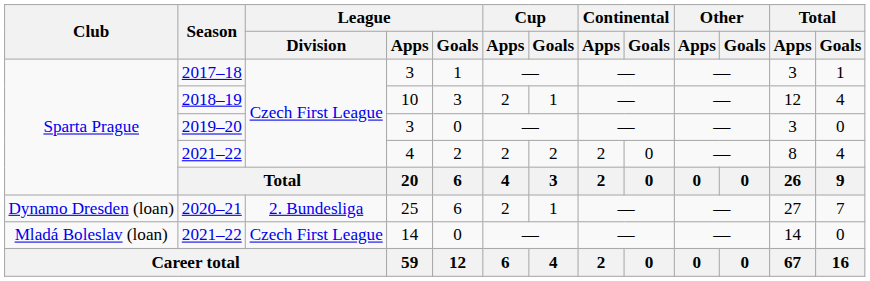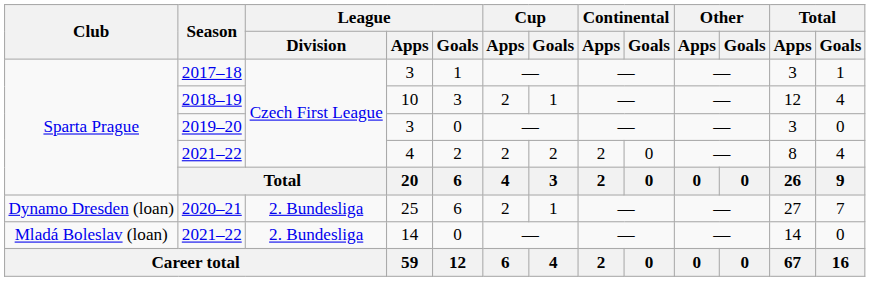(316, 235) Czech First League -> (316, 235) 2. Bundesliga
